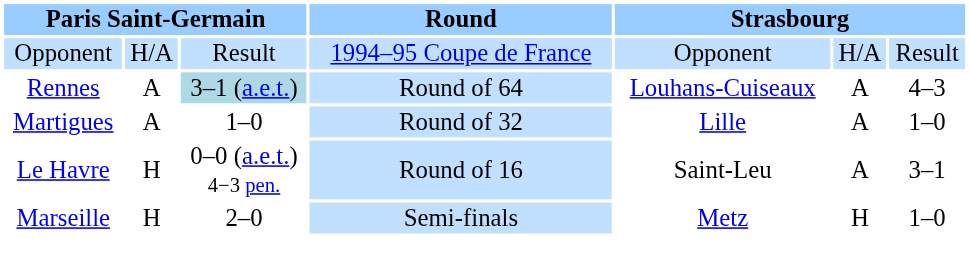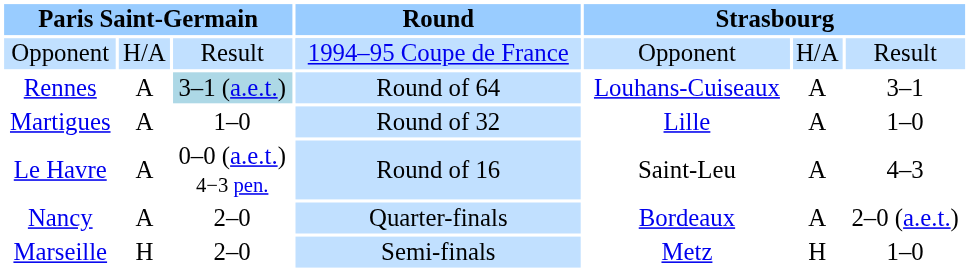(927, 87) 4–3 -> (905, 87) 3–1
(152, 169) H -> (144, 169) A
(927, 169) 3–1 -> (905, 169) 4–3
+ row: (60, 217)
